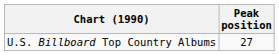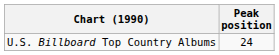(247, 42) 27 -> (247, 42) 24
